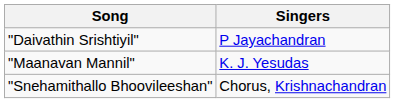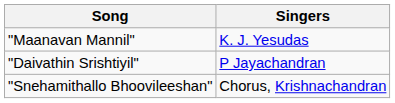rows swapped: (73, 40) <-> (71, 63)
